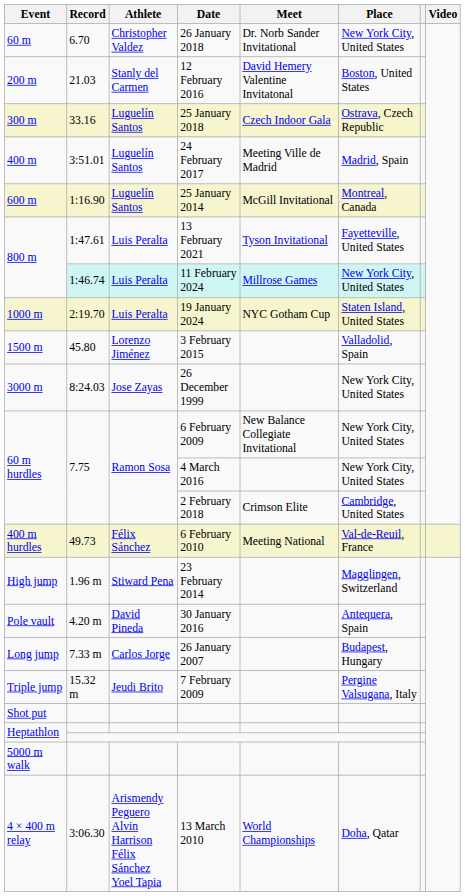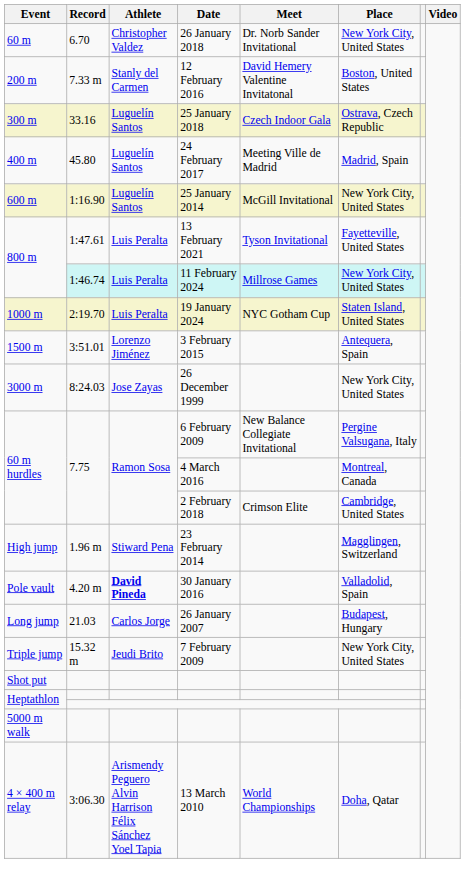(82, 80) 21.03 -> (85, 80) 7.33 m
(87, 160) 3:51.01 -> (82, 160) 45.80
(364, 200) Montreal, Canada -> (378, 200) New York City, United States
(82, 347) 45.80 -> (87, 347) 3:51.01
(367, 347) Valladolid, Spain -> (367, 347) Antequera, Spain
(378, 434) New York City, United States -> (379, 434) Pergine Valsugana, Italy
(378, 474) New York City, United States -> (364, 474) Montreal, Canada
- row: (24, 540)
(127, 621) normal -> (129, 587) bold
(367, 621) Antequera, Spain -> (367, 587) Valladolid, Spain
(85, 654) 7.33 m -> (82, 621) 21.03
(379, 687) Pergine Valsugana, Italy -> (378, 654) New York City, United States
